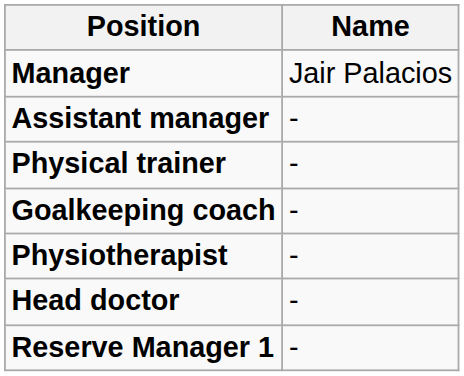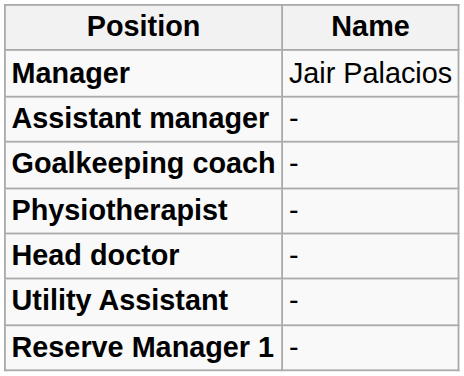- row: (119, 164)
+ row: (120, 301)
